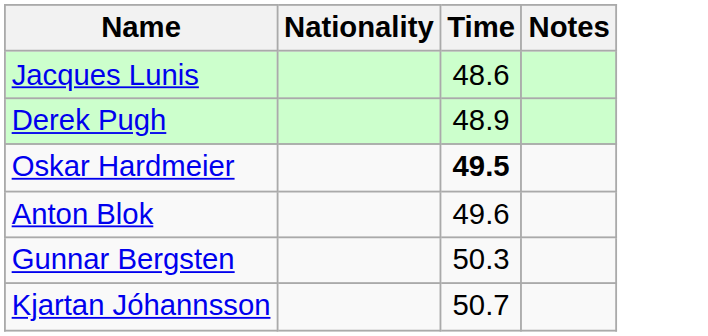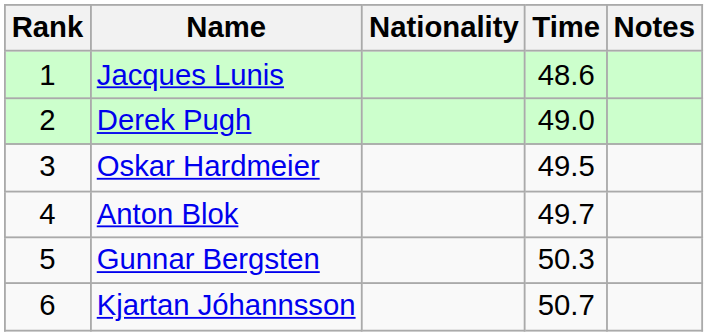+ column: (47, 27)
(481, 120) 48.9 -> (566, 120) 49.0
(481, 167) bold -> (566, 167) normal
(481, 213) 49.6 -> (566, 213) 49.7
